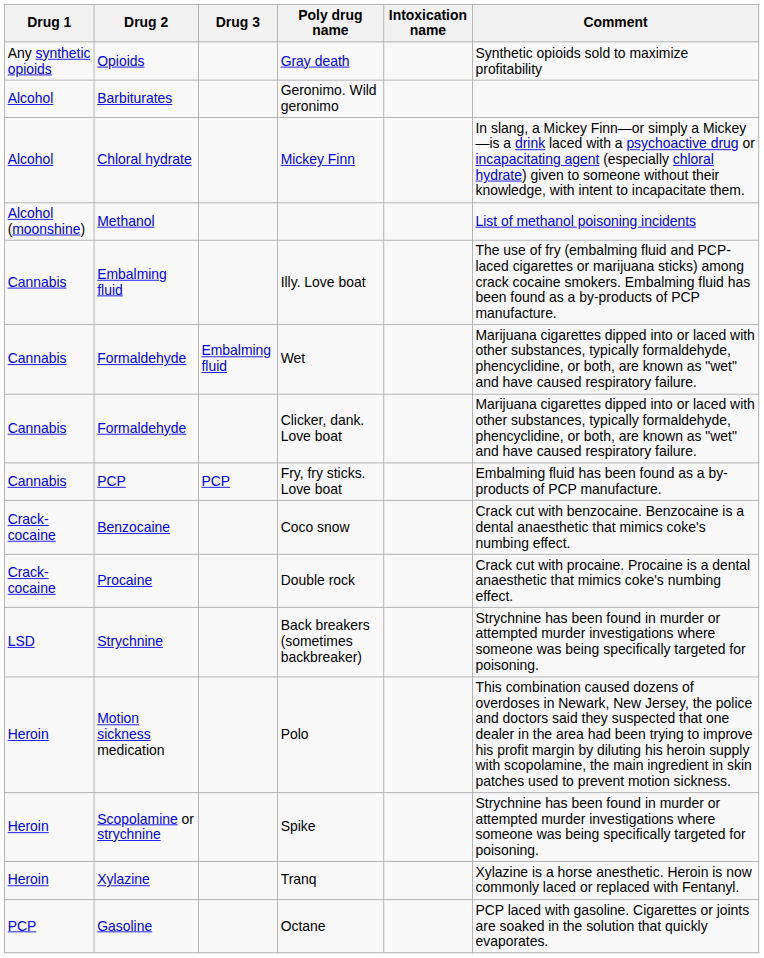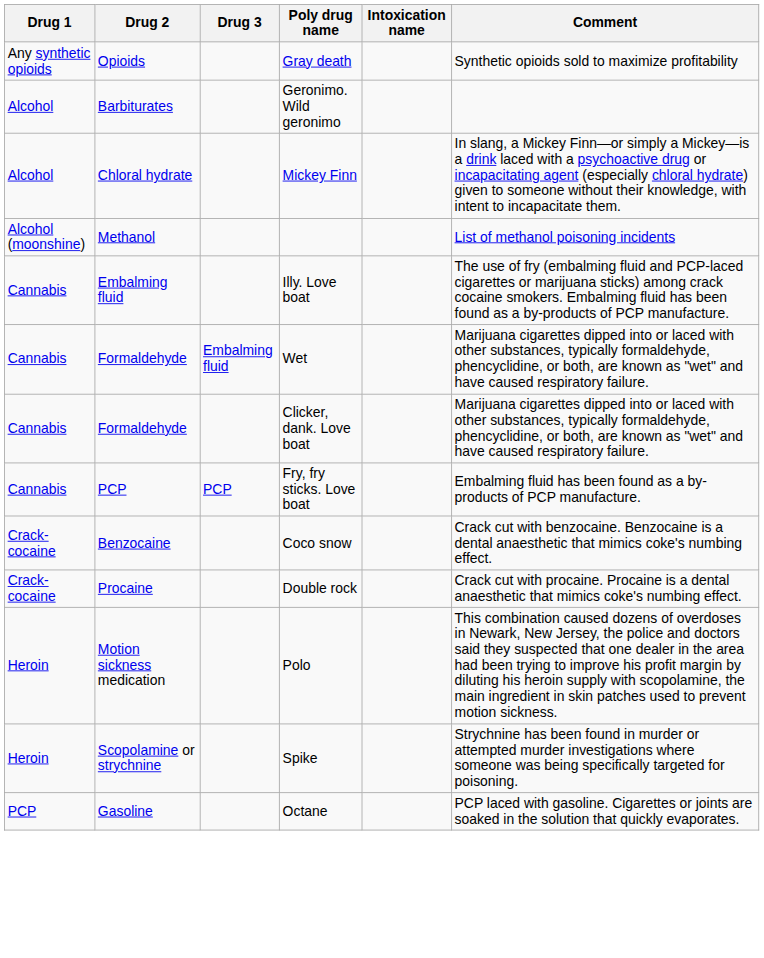- row: (325, 642)
- row: (299, 880)
